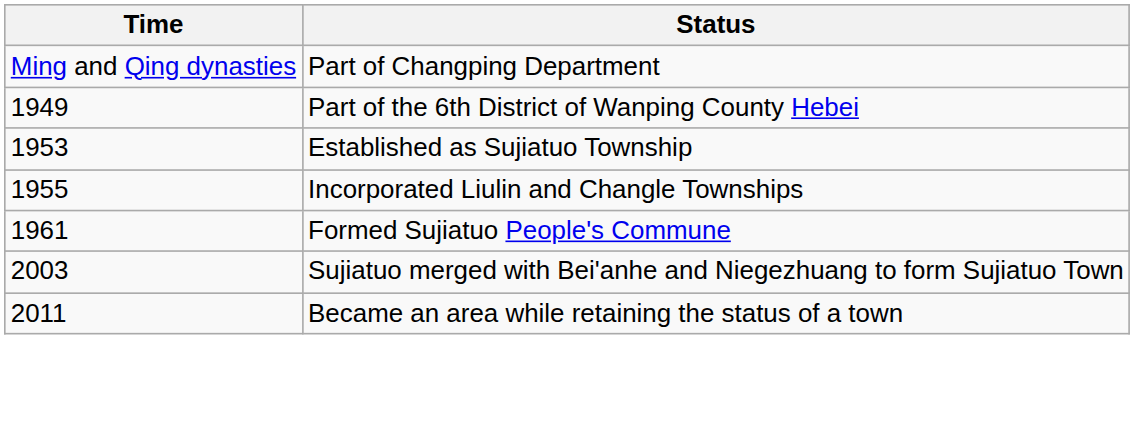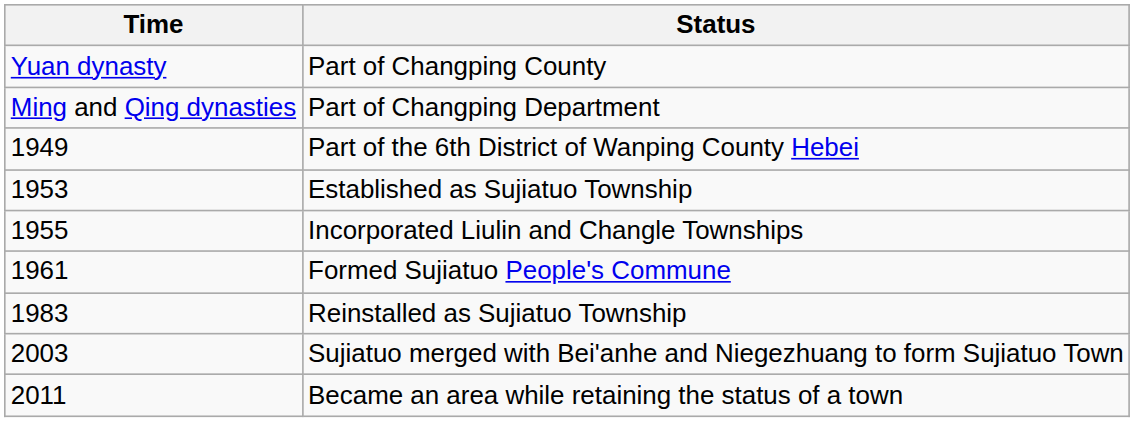+ row: (457, 66)
+ row: (497, 312)
